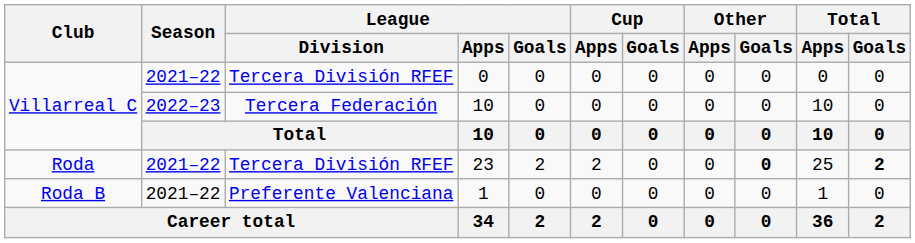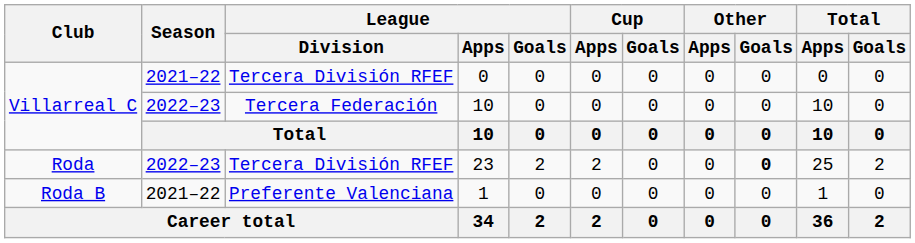(183, 164) 2021–22 -> (183, 164) 2022–23
(879, 164) bold -> (879, 164) normal
